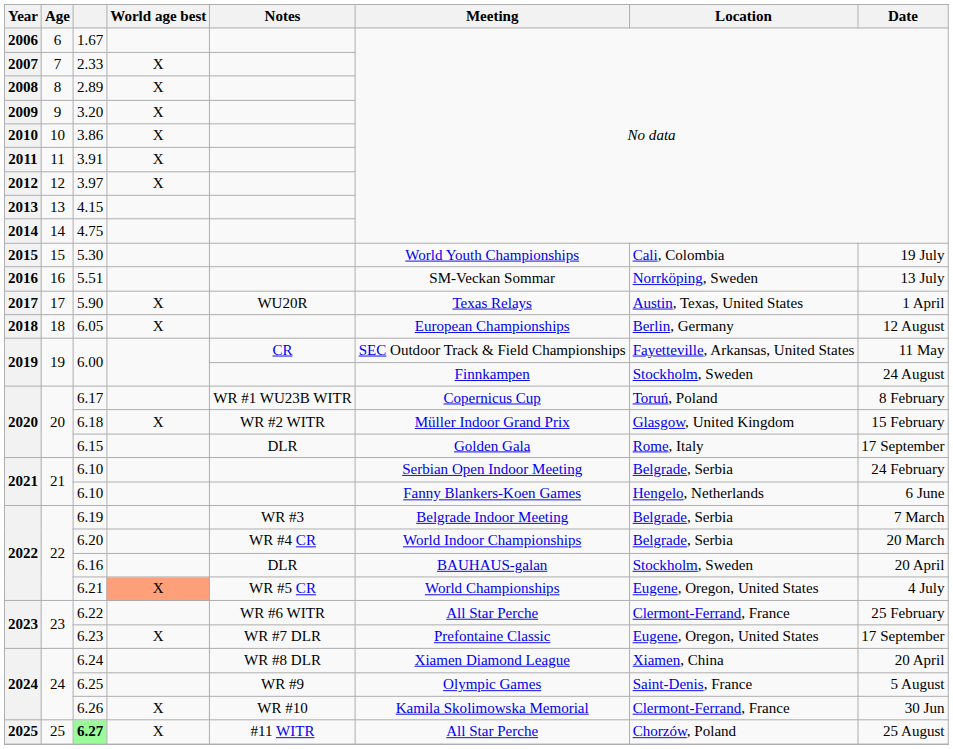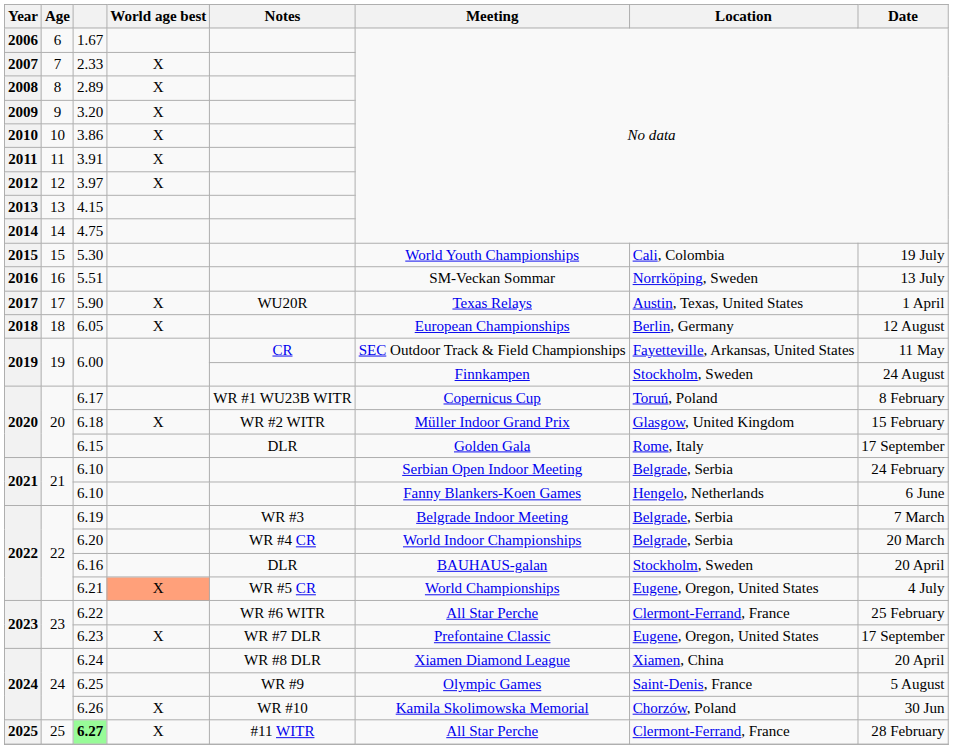(711, 708) Clermont-Ferrand, France -> (684, 708) Chorzów, Poland
(684, 732) Chorzów, Poland -> (711, 732) Clermont-Ferrand, France
(914, 732) 25 August -> (908, 732) 28 February
